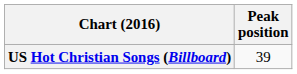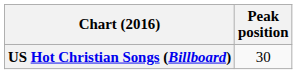(263, 56) 39 -> (263, 56) 30
